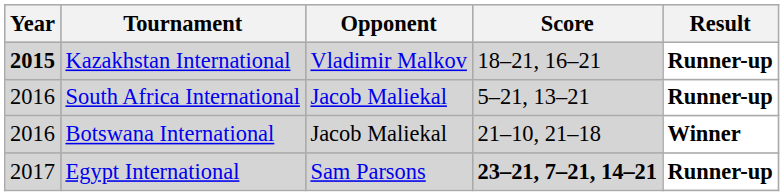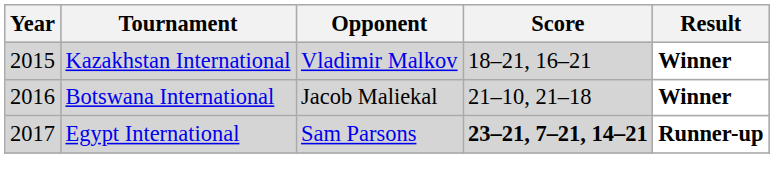(32, 60) bold -> (32, 60) normal
(720, 60) Runner-up -> (695, 60) Winner
- row: (183, 97)
